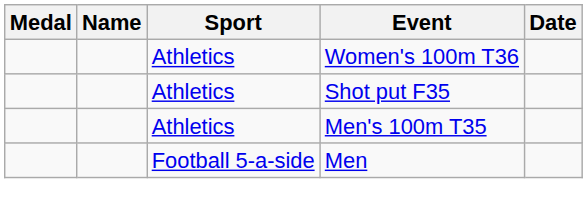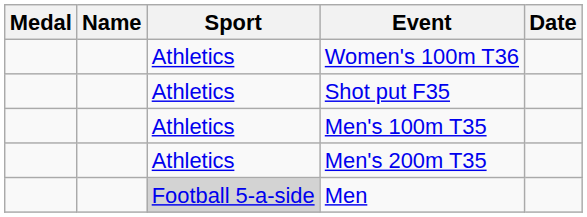+ row: (406, 161)
(233, 161) no background -> (233, 195) lightgrey background
